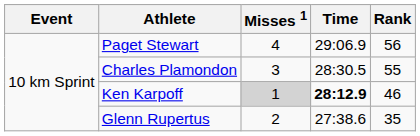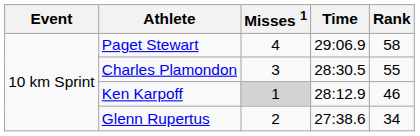(393, 46) 56 -> (392, 46) 58
(340, 94) bold -> (340, 94) normal
(393, 119) 35 -> (392, 119) 34
